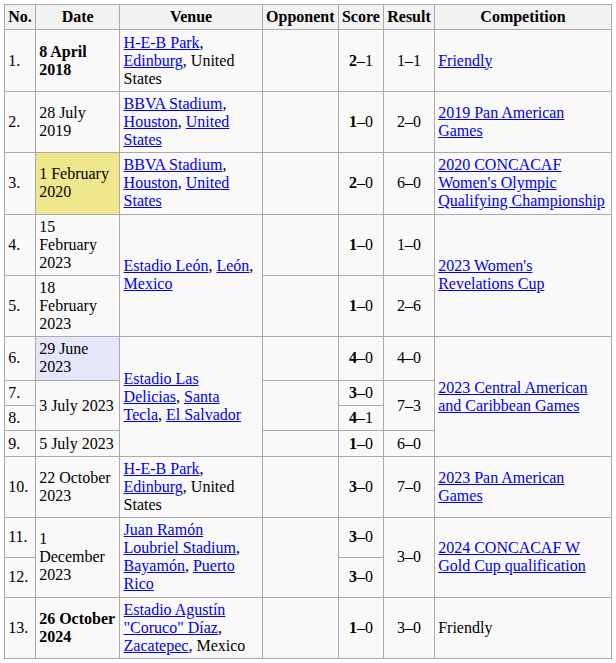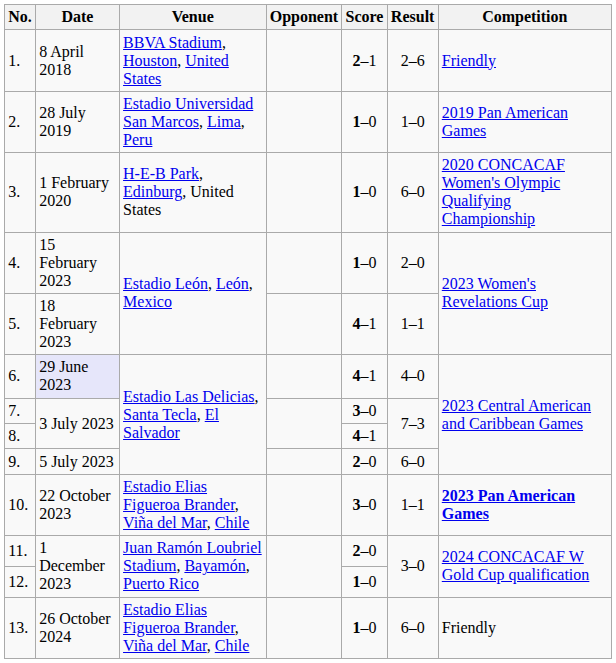(63, 60) bold -> (62, 60) normal
(179, 60) H-E-B Park, Edinburg, United States -> (176, 60) BBVA Stadium, Houston, United States
(409, 60) 1–1 -> (413, 60) 2–6
(176, 121) BBVA Stadium, Houston, United States -> (188, 121) Estadio Universidad San Marcos, Lima, Peru
(409, 121) 2–0 -> (413, 121) 1–0
(74, 183) khaki background -> (74, 192) no background
(176, 183) BBVA Stadium, Houston, United States -> (178, 192) H-E-B Park, Edinburg, United States
(361, 183) 2–0 -> (364, 192) 1–0
(409, 244) 1–0 -> (413, 262) 2–0
(361, 306) 1–0 -> (364, 324) 4–1
(409, 306) 2–6 -> (413, 324) 1–1
(361, 358) 4–0 -> (364, 376) 4–1
(361, 443) 1–0 -> (364, 461) 2–0
(179, 486) H-E-B Park, Edinburg, United States -> (186, 504) Estadio Elias Figueroa Brander, Viña del Mar, Chile
(409, 486) 7–0 -> (413, 504) 1–1
(501, 486) normal -> (508, 504) bold
(361, 537) 3–0 -> (364, 550) 2–0
(361, 577) 3–0 -> (364, 581) 1–0
(77, 627) bold -> (75, 627) normal
(184, 627) Estadio Agustín "Coruco" Díaz, Zacatepec, Mexico -> (186, 627) Estadio Elias Figueroa Brander, Viña del Mar, Chile
(409, 627) 3–0 -> (413, 627) 6–0
